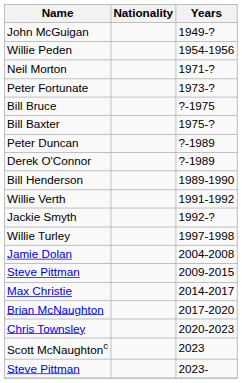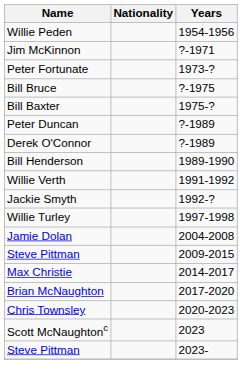- row: (48, 32)
+ row: (44, 50)
- row: (37, 69)
